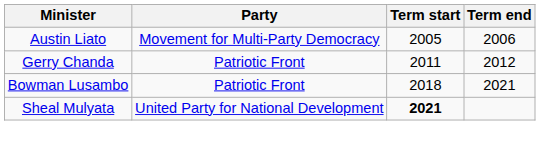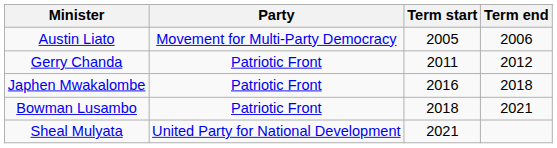+ row: (77, 85)
(425, 108) bold -> (442, 131) normal
